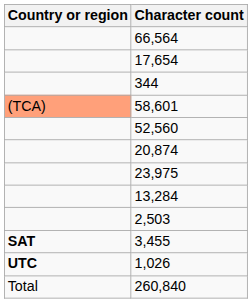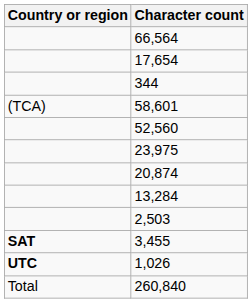(27, 106) lightsalmon background -> (27, 106) no background
rows swapped: (156, 151) <-> (156, 173)
